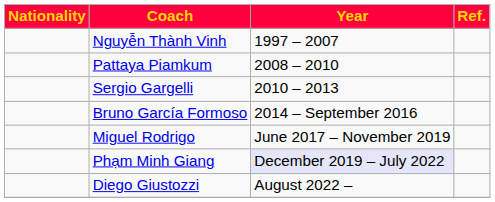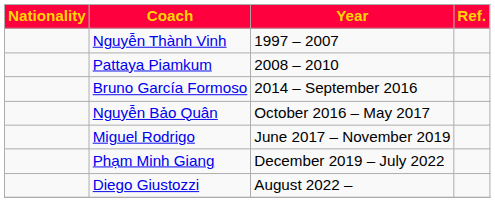- row: (143, 88)
+ row: (155, 112)
(349, 161) lavender background -> (349, 161) no background
